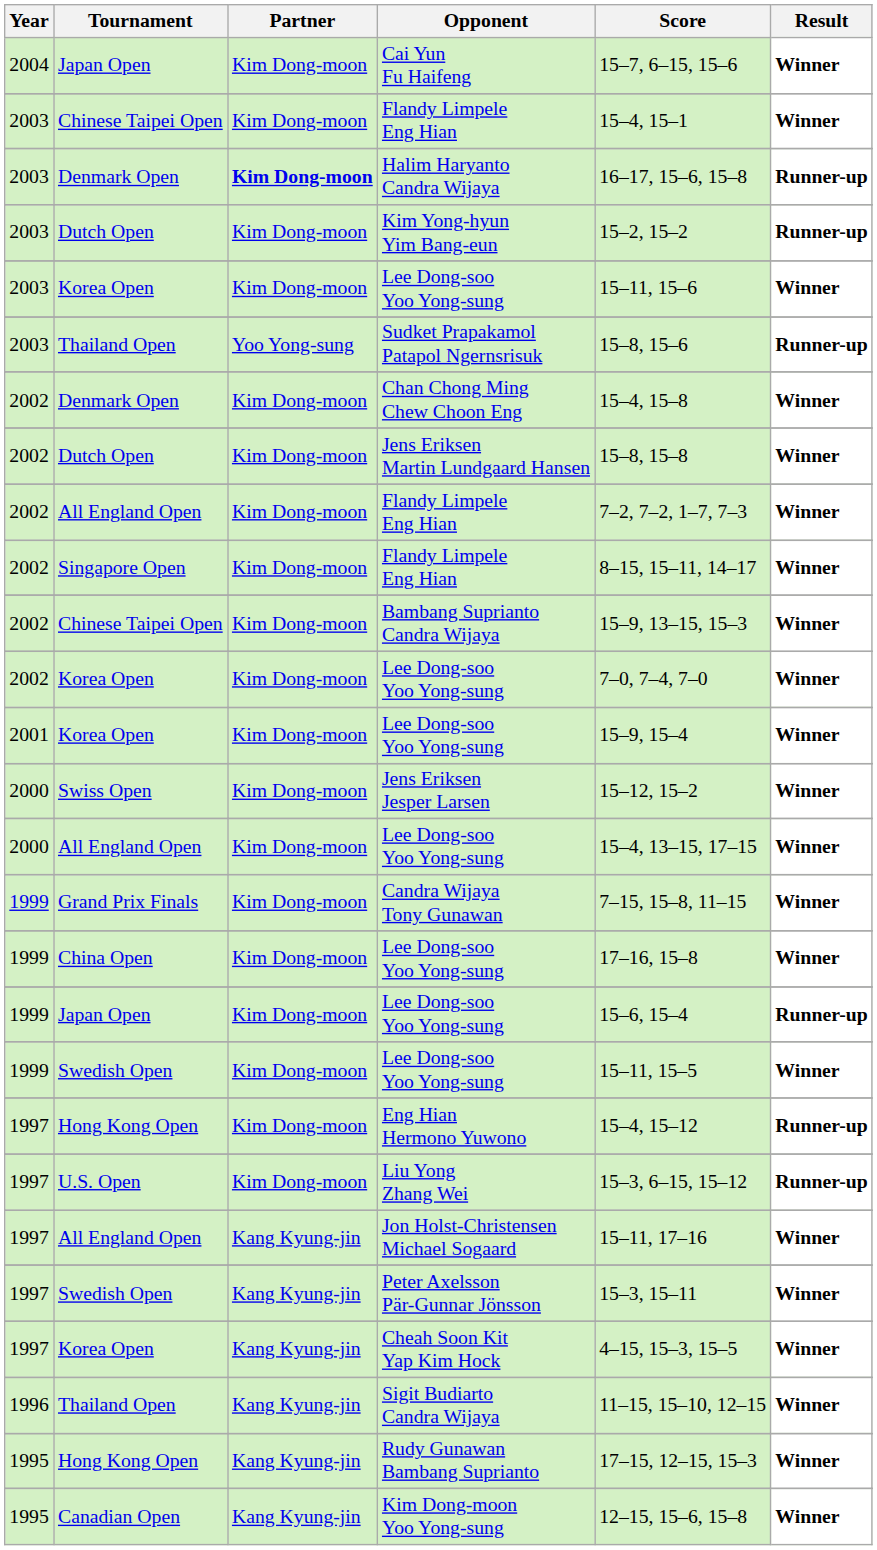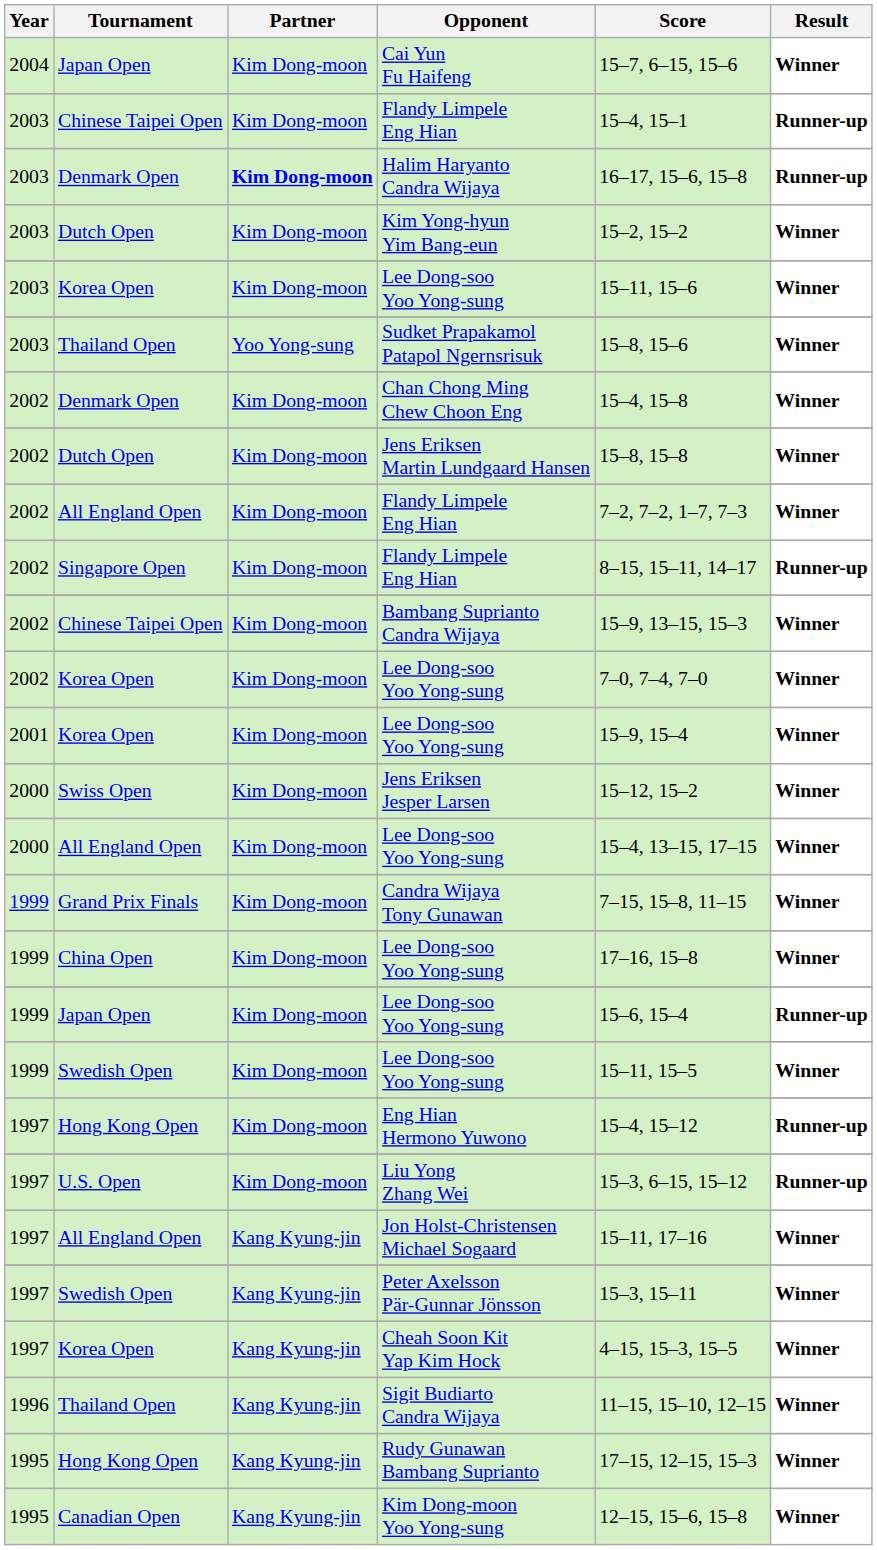(807, 121) Winner -> (822, 121) Runner-up
(822, 232) Runner-up -> (807, 232) Winner
(822, 344) Runner-up -> (807, 344) Winner
(807, 567) Winner -> (822, 567) Runner-up
